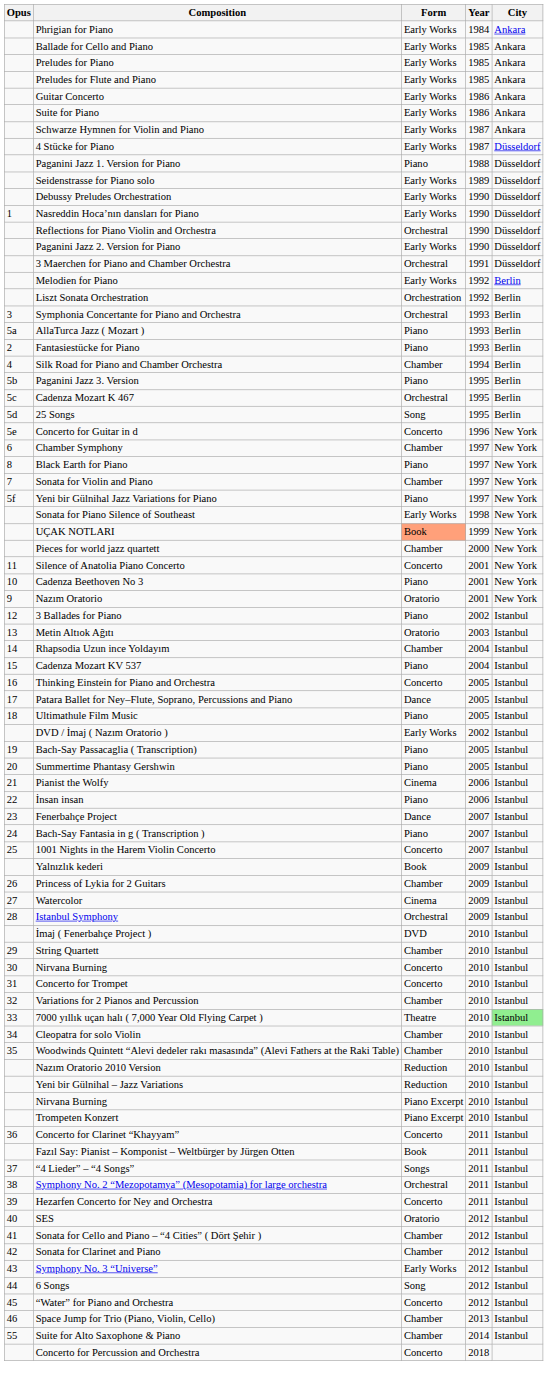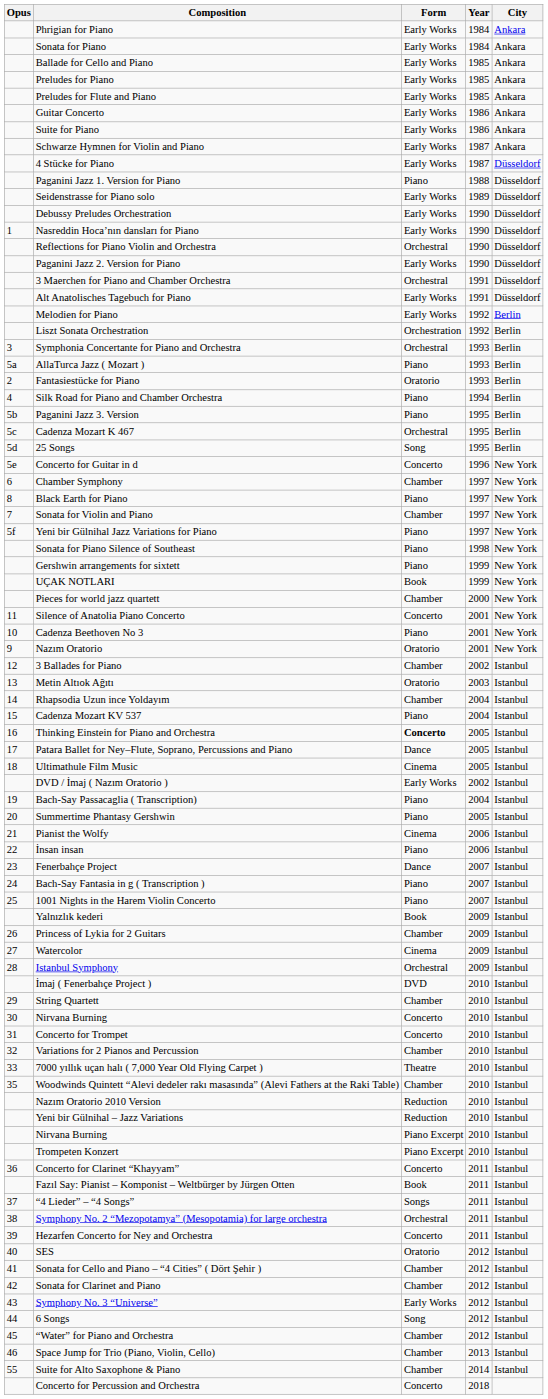+ row: (19, 46)
+ row: (19, 297)
(416, 347) Piano -> (422, 381) Oratorio
(423, 364) Chamber -> (416, 398) Piano
(430, 515) Early Works -> (416, 548) Piano
+ row: (19, 565)
(415, 532) lightsalmon background -> (415, 582) no background
(416, 615) Piano -> (423, 666) Chamber
(423, 682) normal -> (425, 733) bold
(416, 716) Piano -> (420, 766) Cinema
(479, 749) 2005 -> (479, 800) 2004
(423, 850) Concerto -> (416, 900) Piano
(511, 1017) lightgreen background -> (511, 1067) no background
- row: (12, 1034)
(423, 1302) Concerto -> (423, 1335) Chamber
